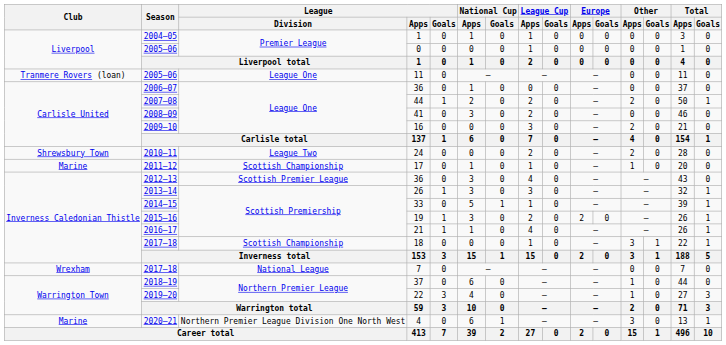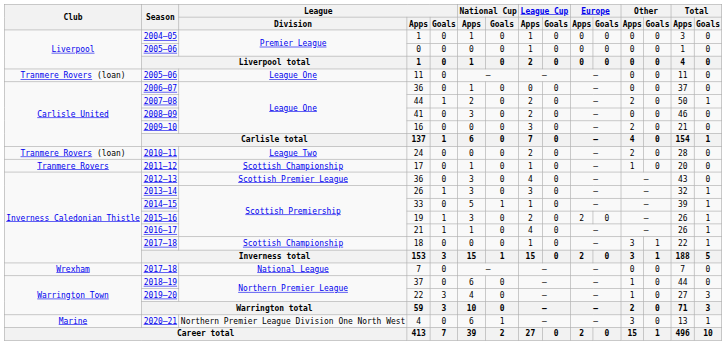(73, 153) Shrewsbury Town -> (73, 153) Tranmere Rovers (loan)
(73, 166) Marine -> (73, 166) Tranmere Rovers
